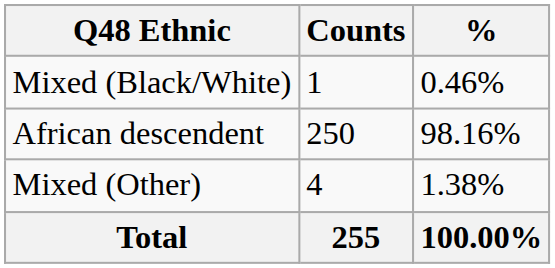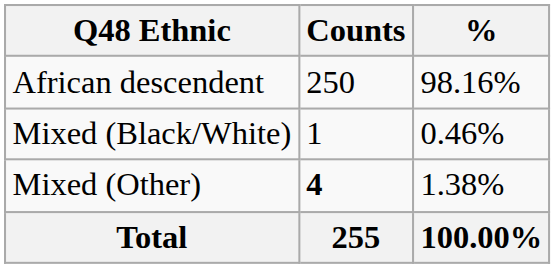rows swapped: (138, 133) <-> (152, 81)
(314, 184) normal -> (314, 184) bold
